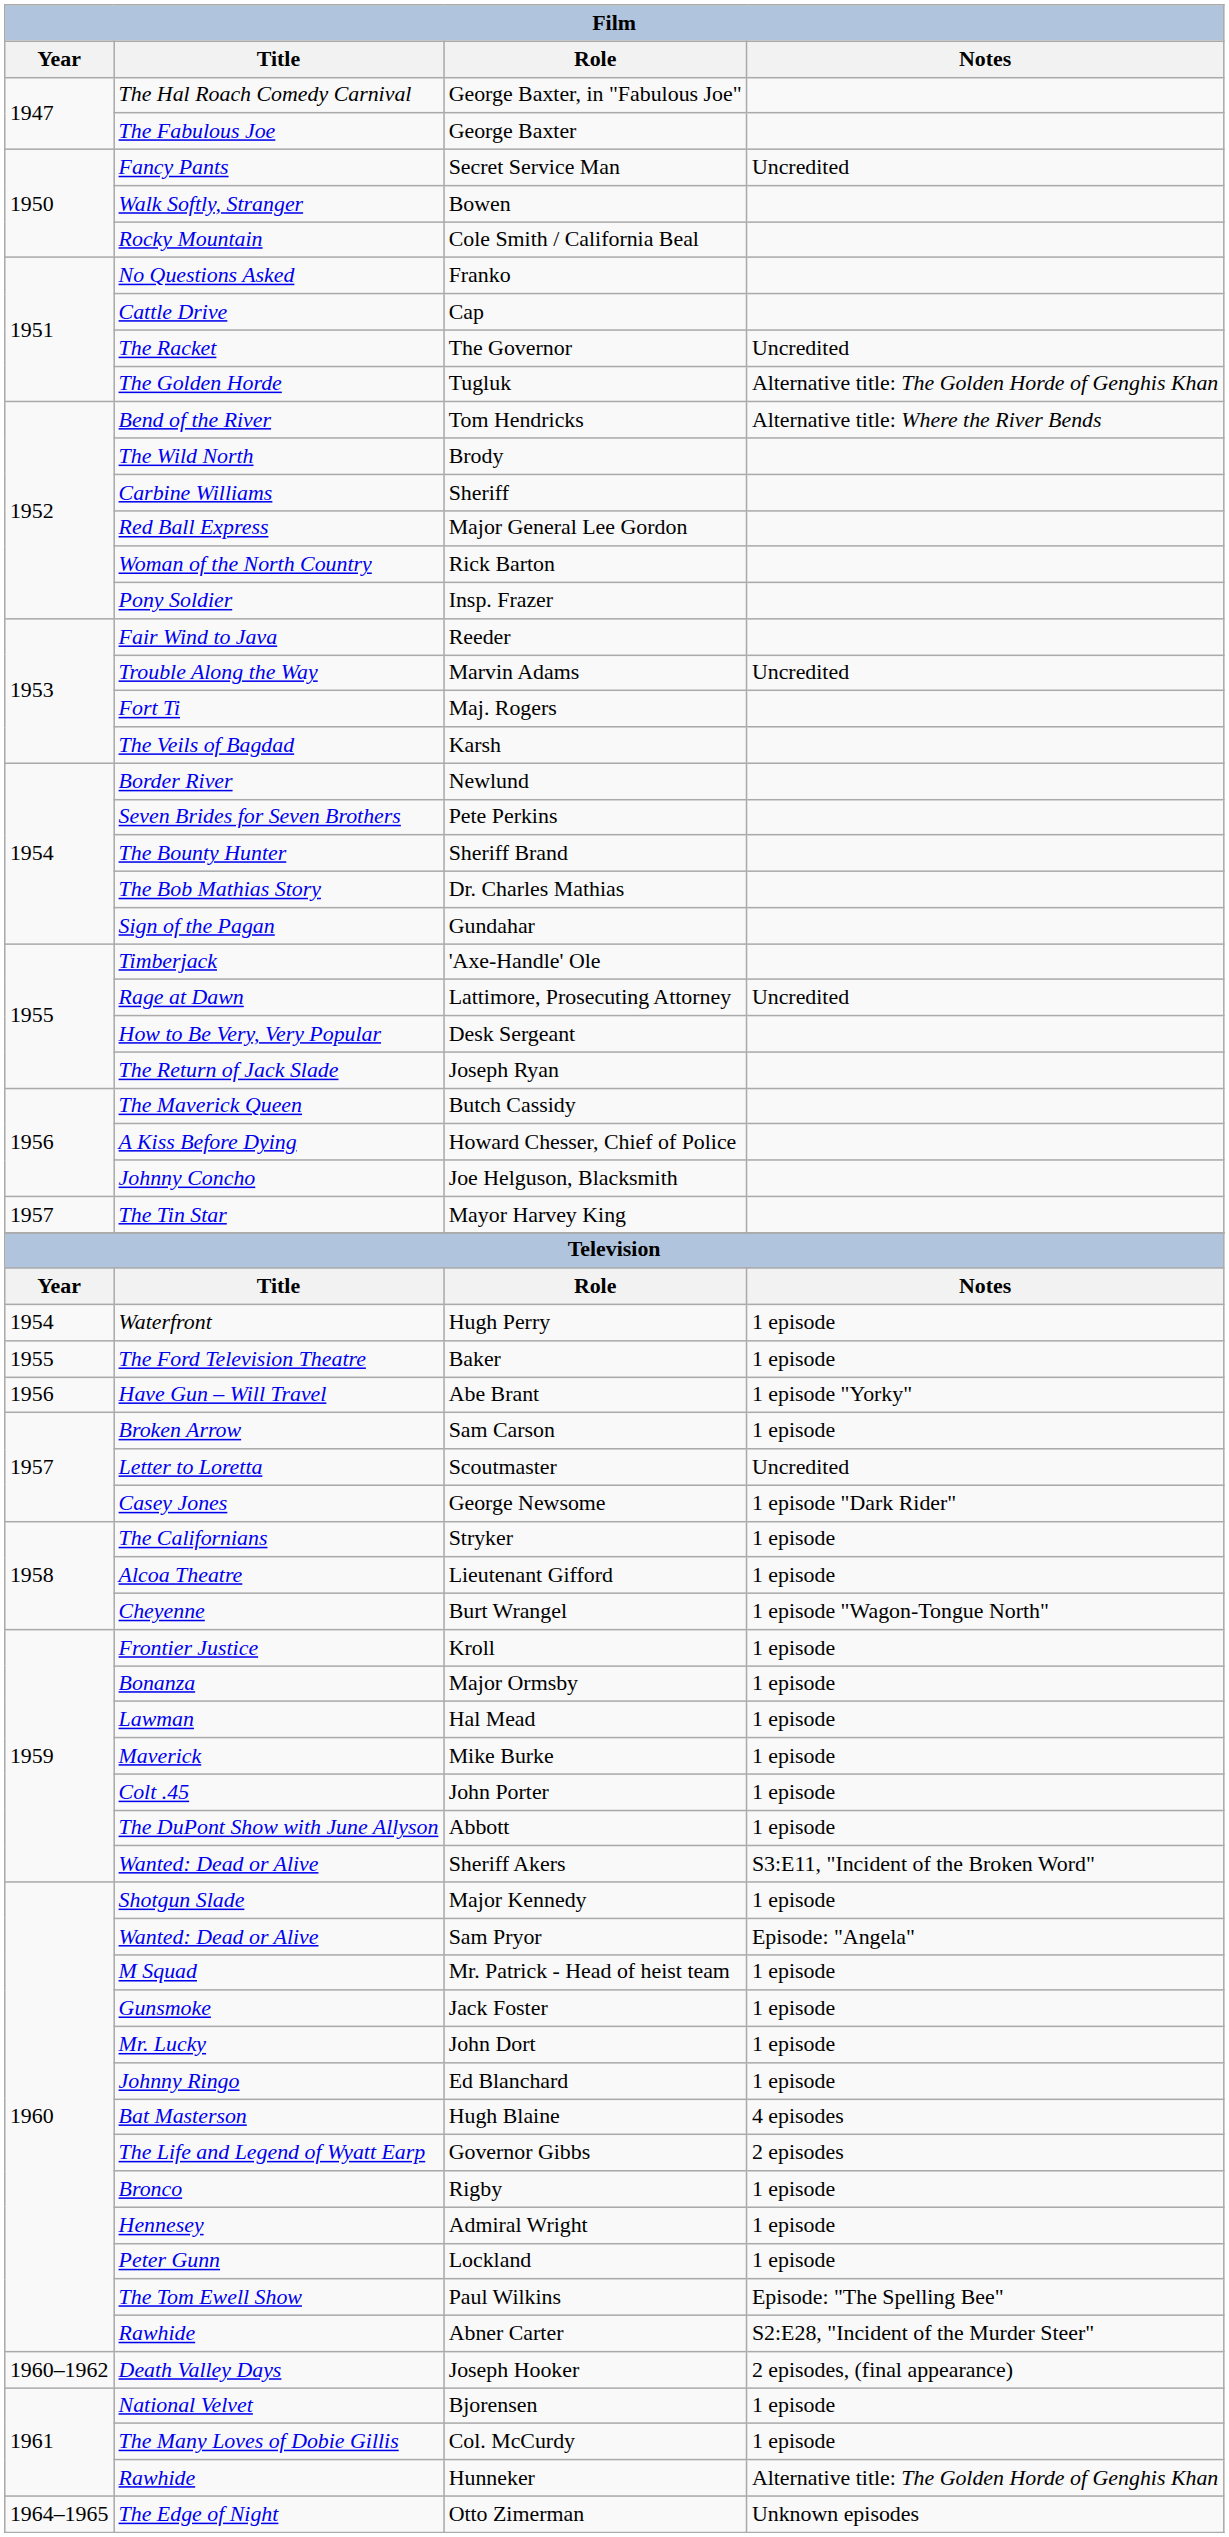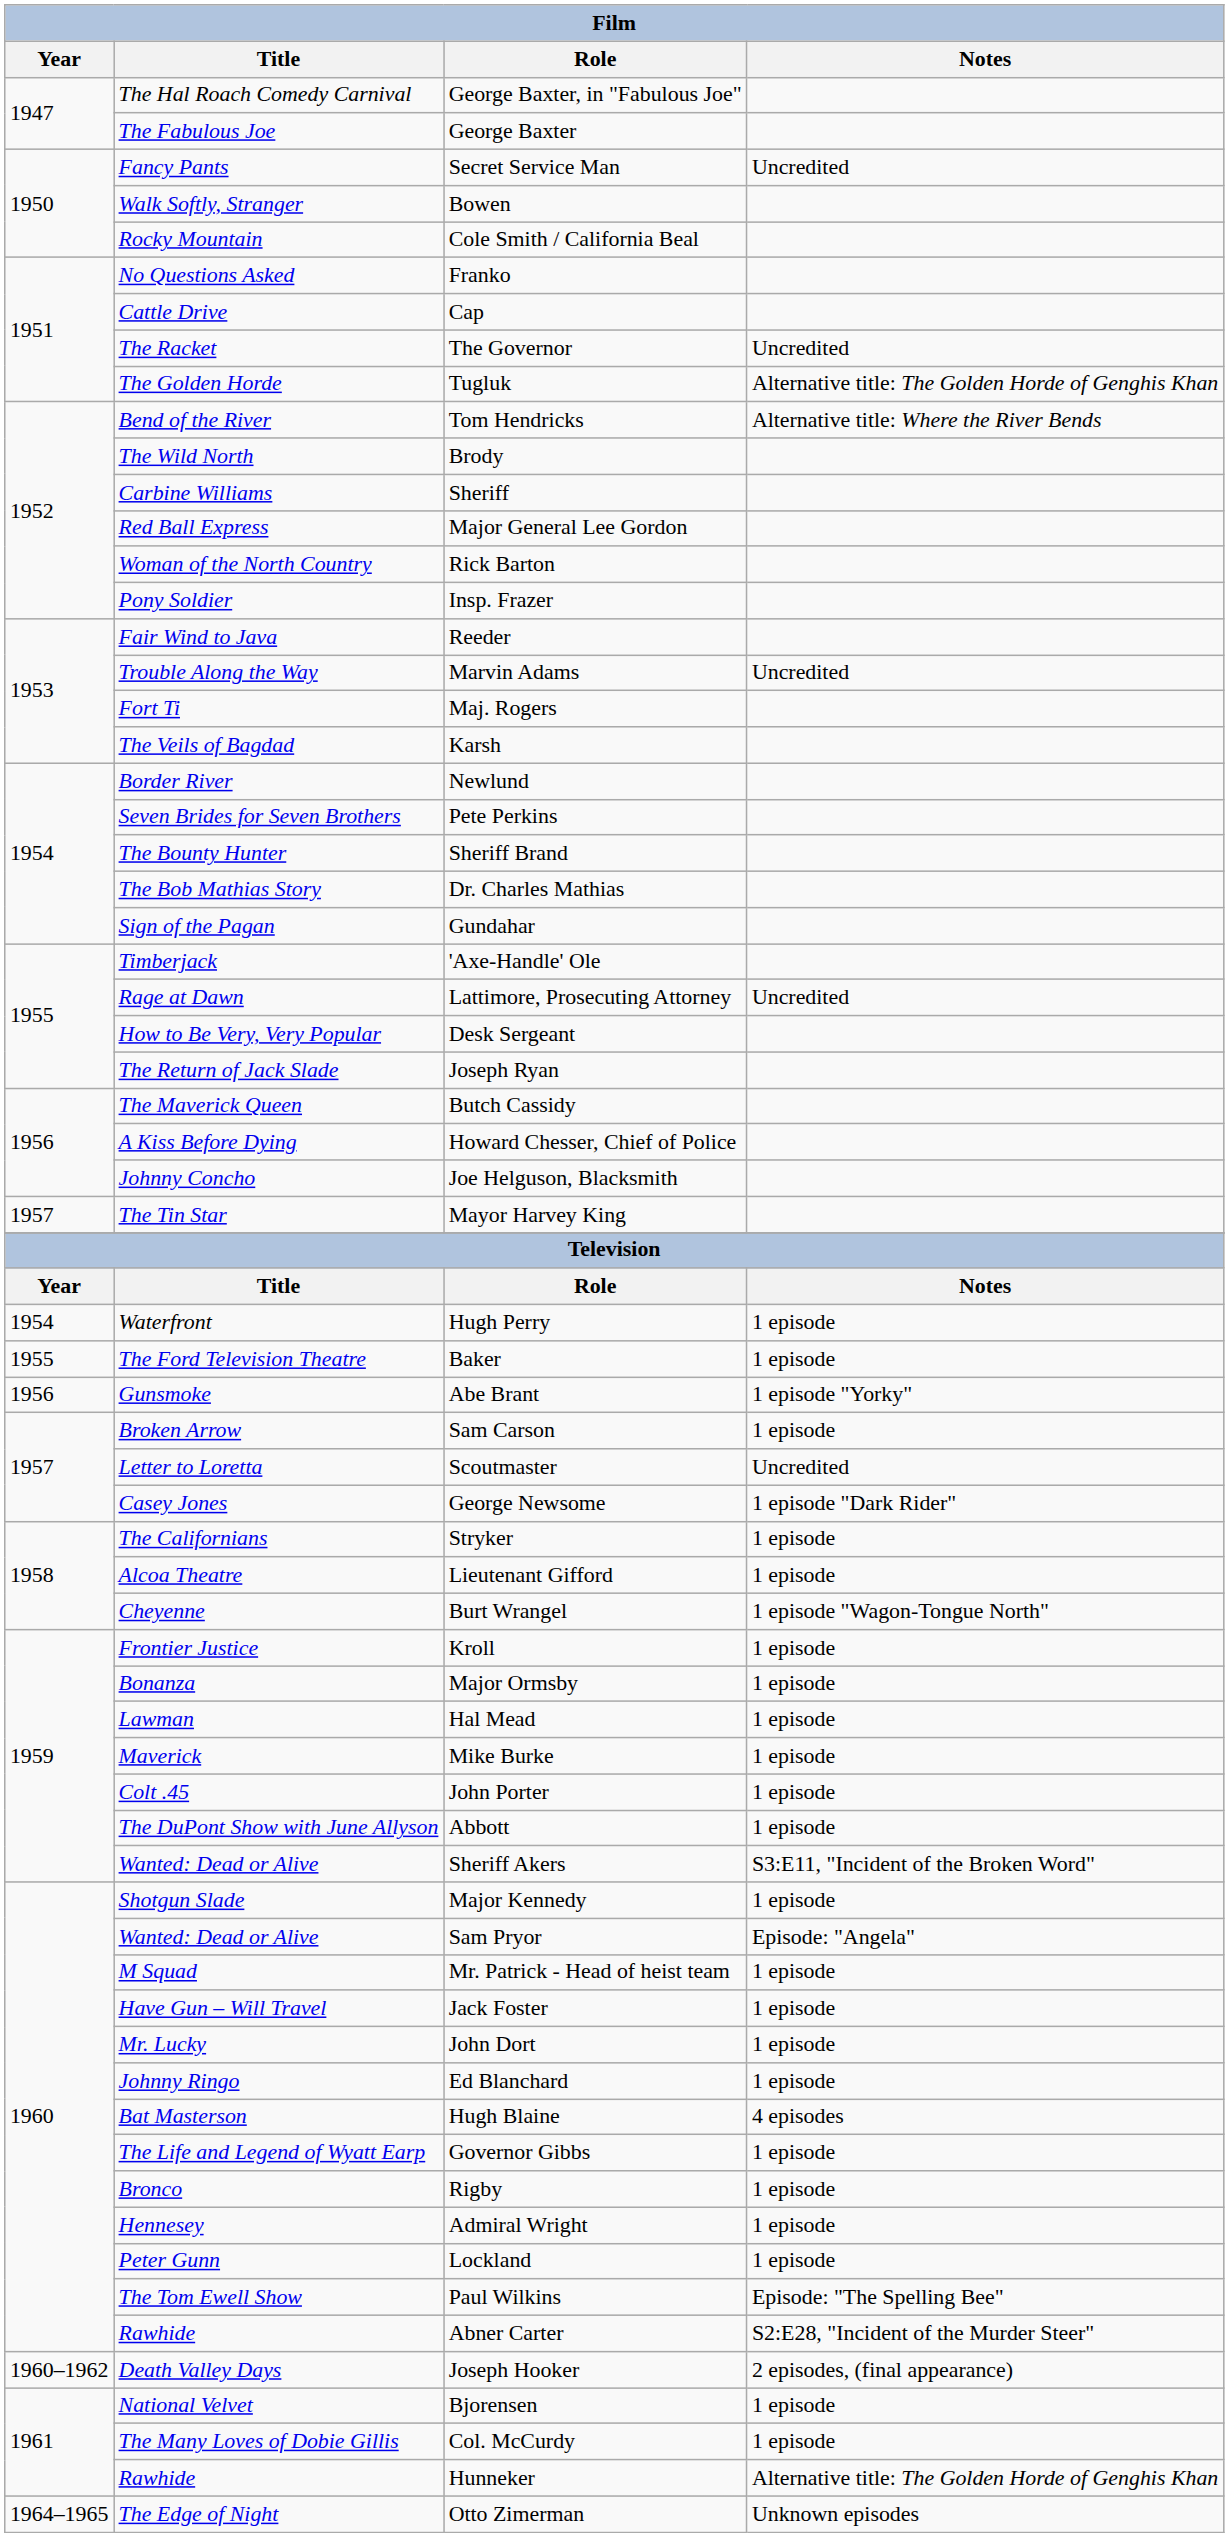(222, 1394) Have Gun – Will Travel -> (165, 1394) Gunsmoke
(165, 2008) Gunsmoke -> (222, 2008) Have Gun – Will Travel
(798, 2152) 2 episodes -> (794, 2152) 1 episode
